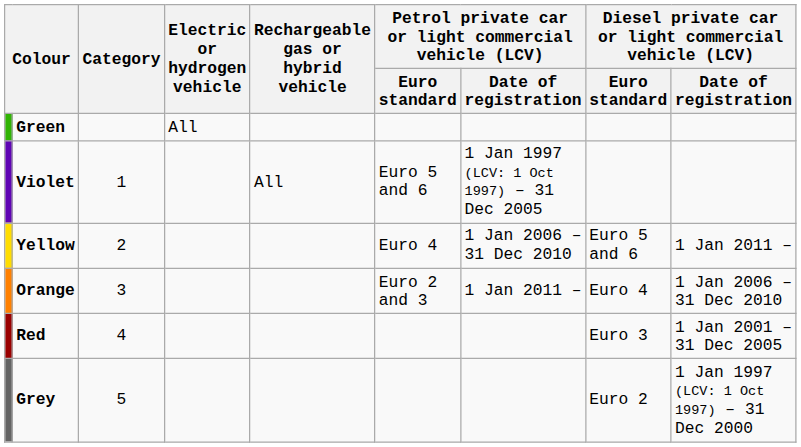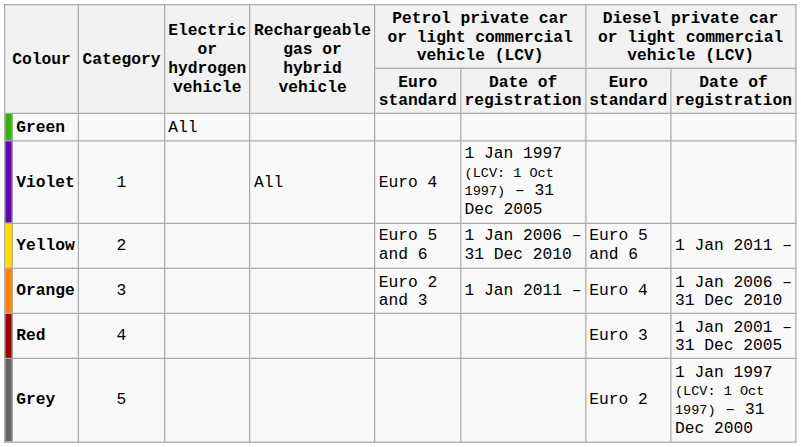(408, 182) Euro 5 and 6 -> (408, 182) Euro 4
(408, 246) Euro 4 -> (408, 246) Euro 5 and 6
